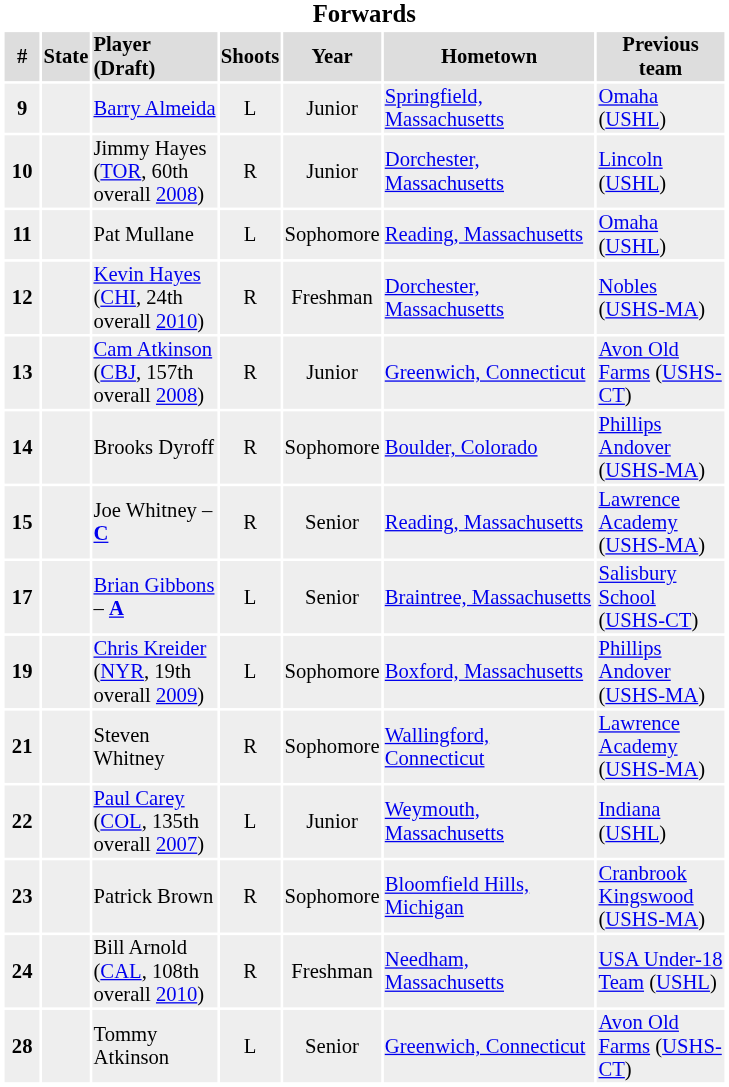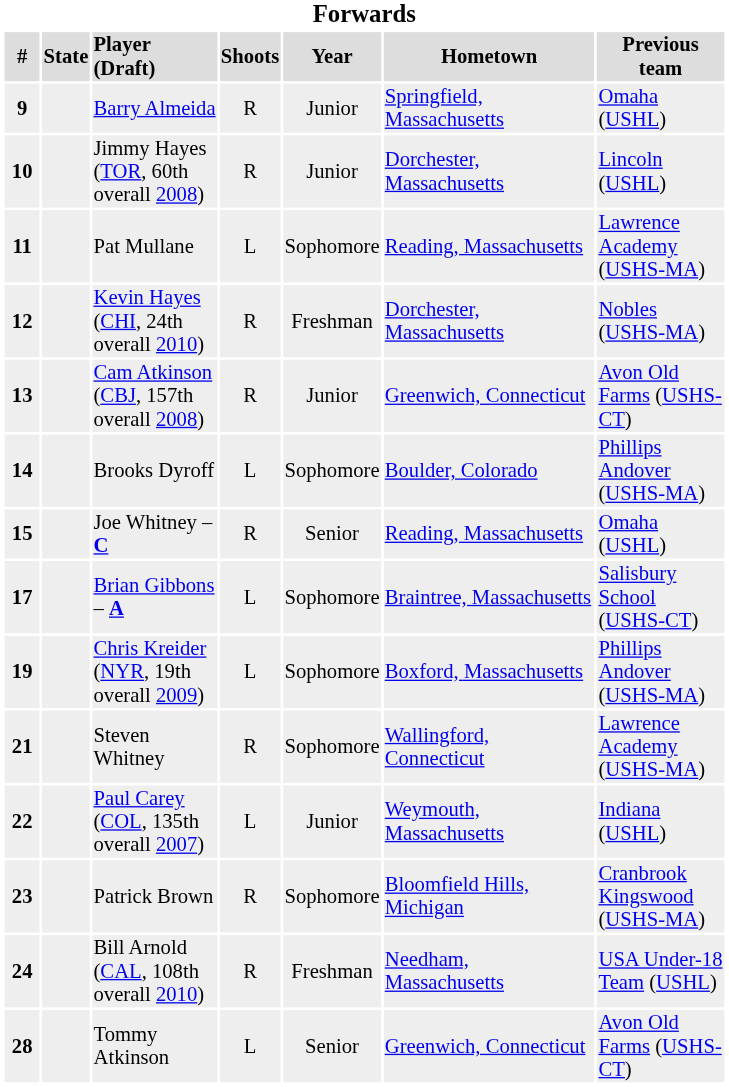(250, 108) L -> (250, 108) R
(632, 234) Omaha (USHL) -> (652, 246) Lawrence Academy (USHS-MA)
(250, 447) R -> (250, 470) L
(652, 522) Lawrence Academy (USHS-MA) -> (632, 533) Omaha (USHL)
(332, 596) Senior -> (332, 596) Sophomore
